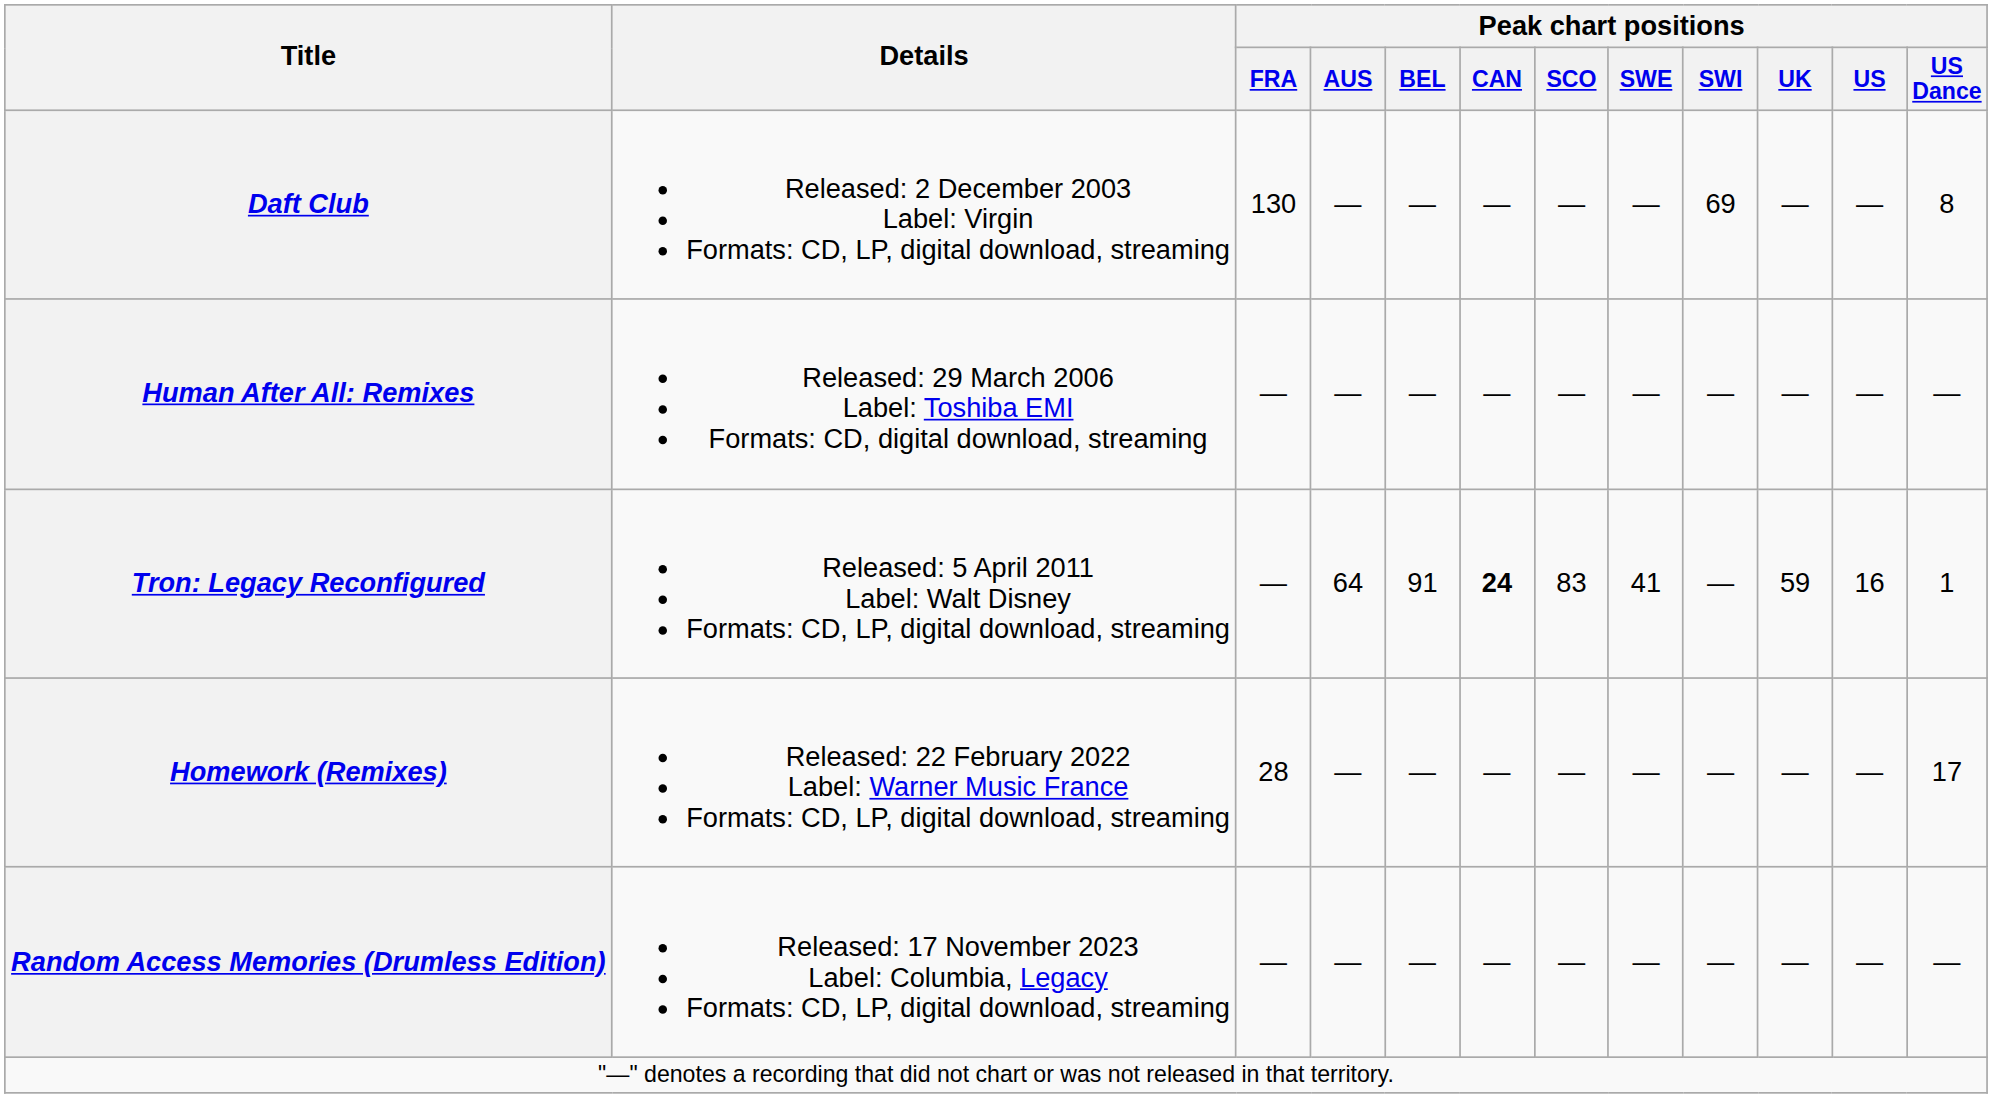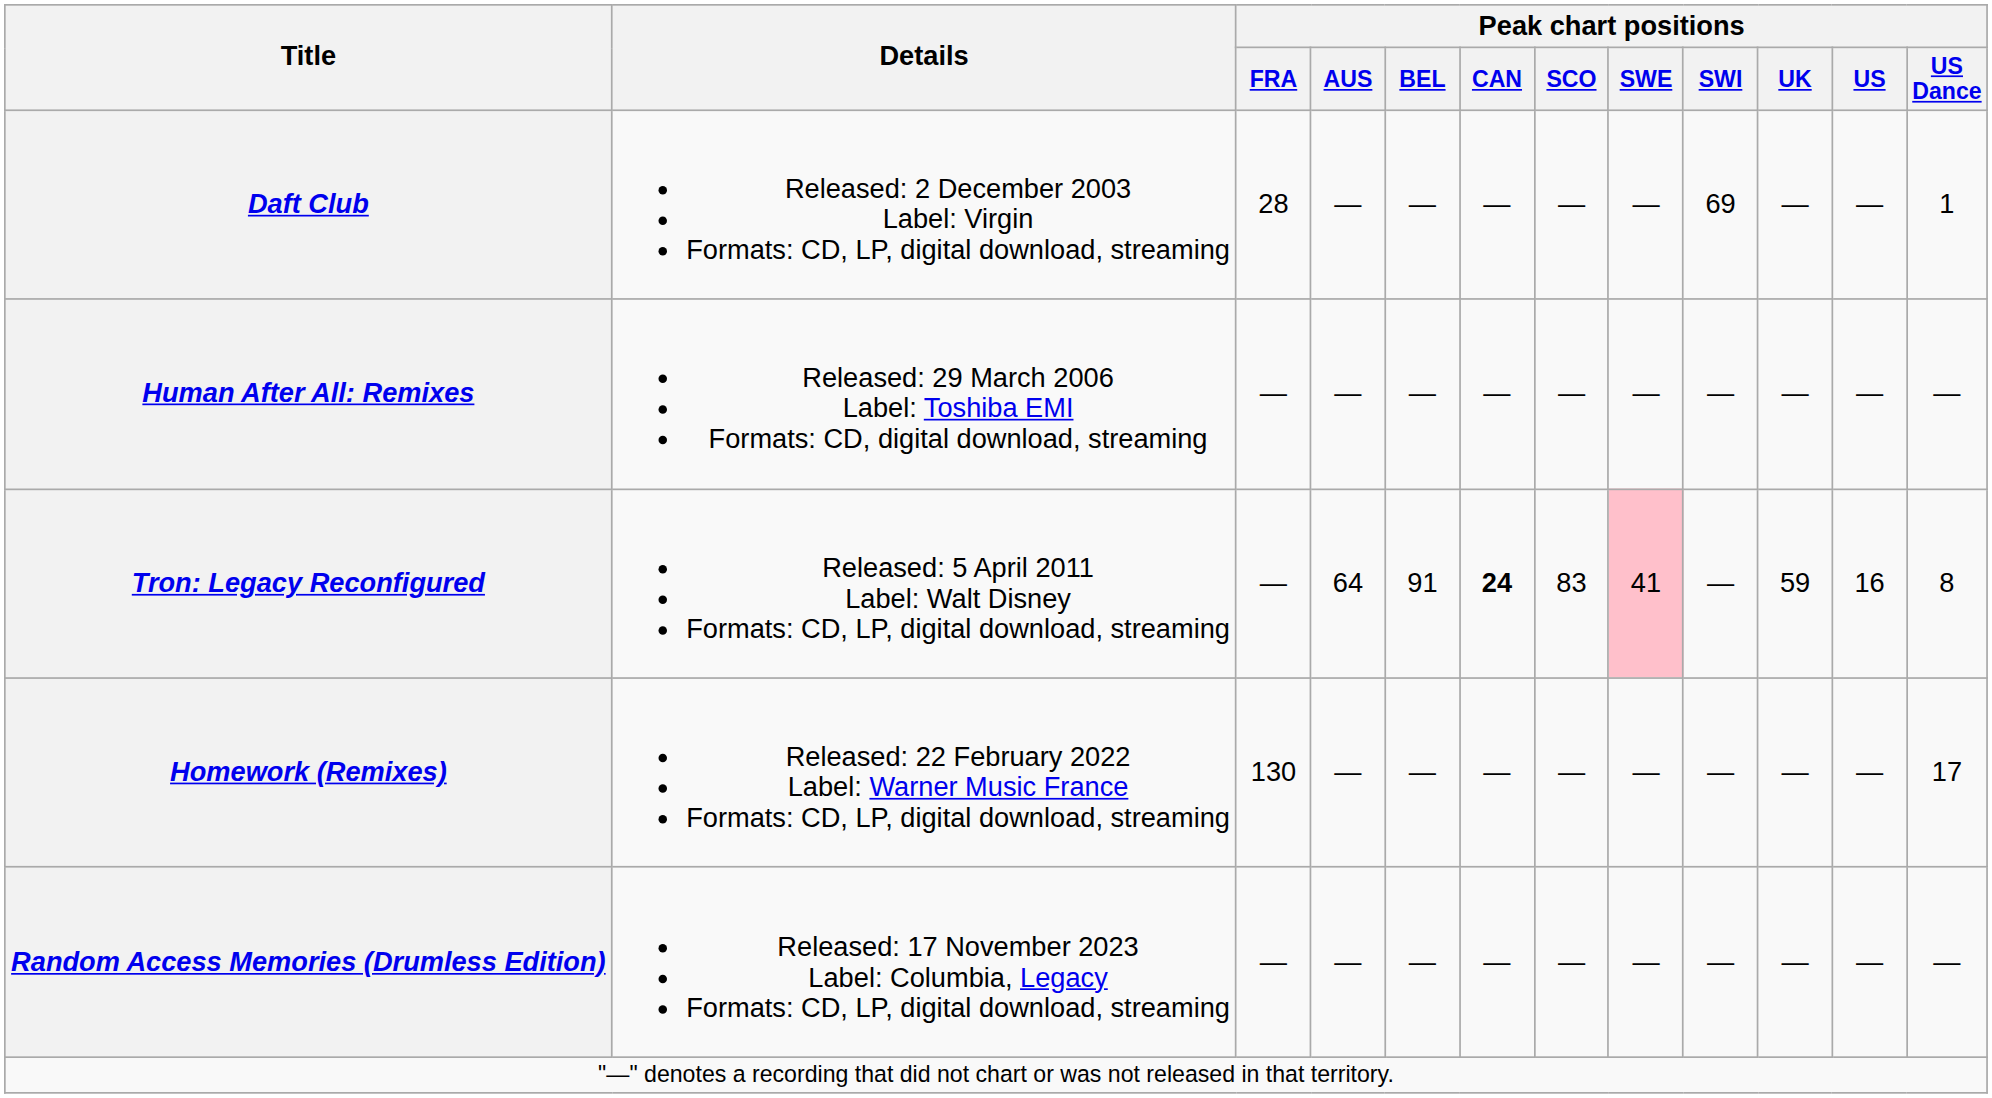(1273, 204) 130 -> (1273, 204) 28
(1947, 204) 8 -> (1947, 204) 1
(1646, 582) no background -> (1646, 582) pink background
(1947, 582) 1 -> (1947, 582) 8
(1273, 772) 28 -> (1273, 772) 130
